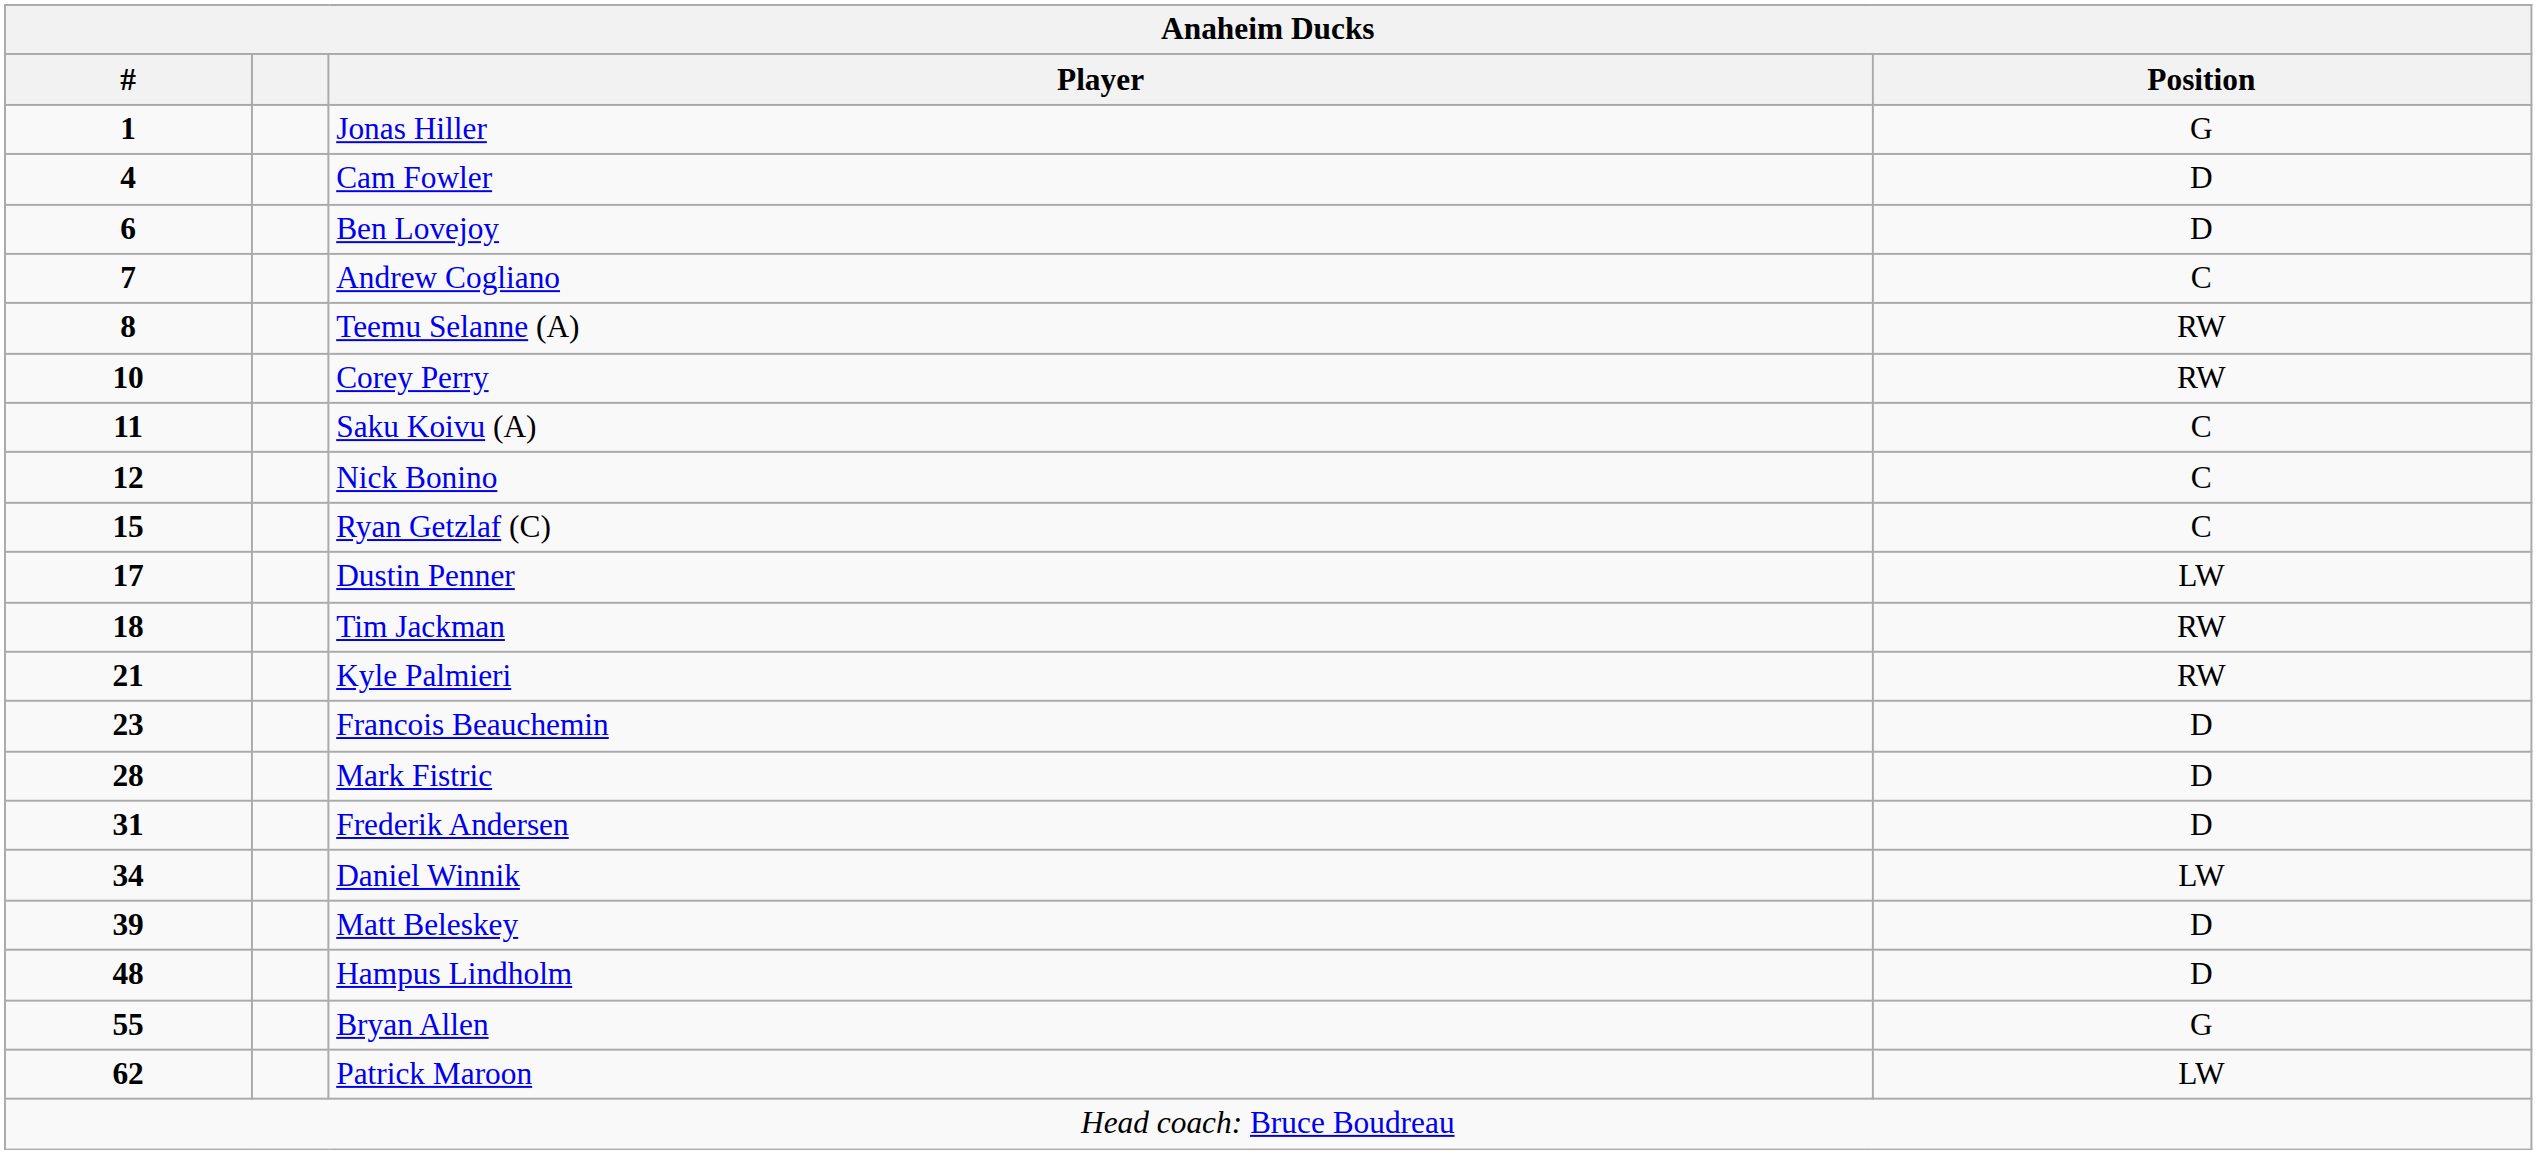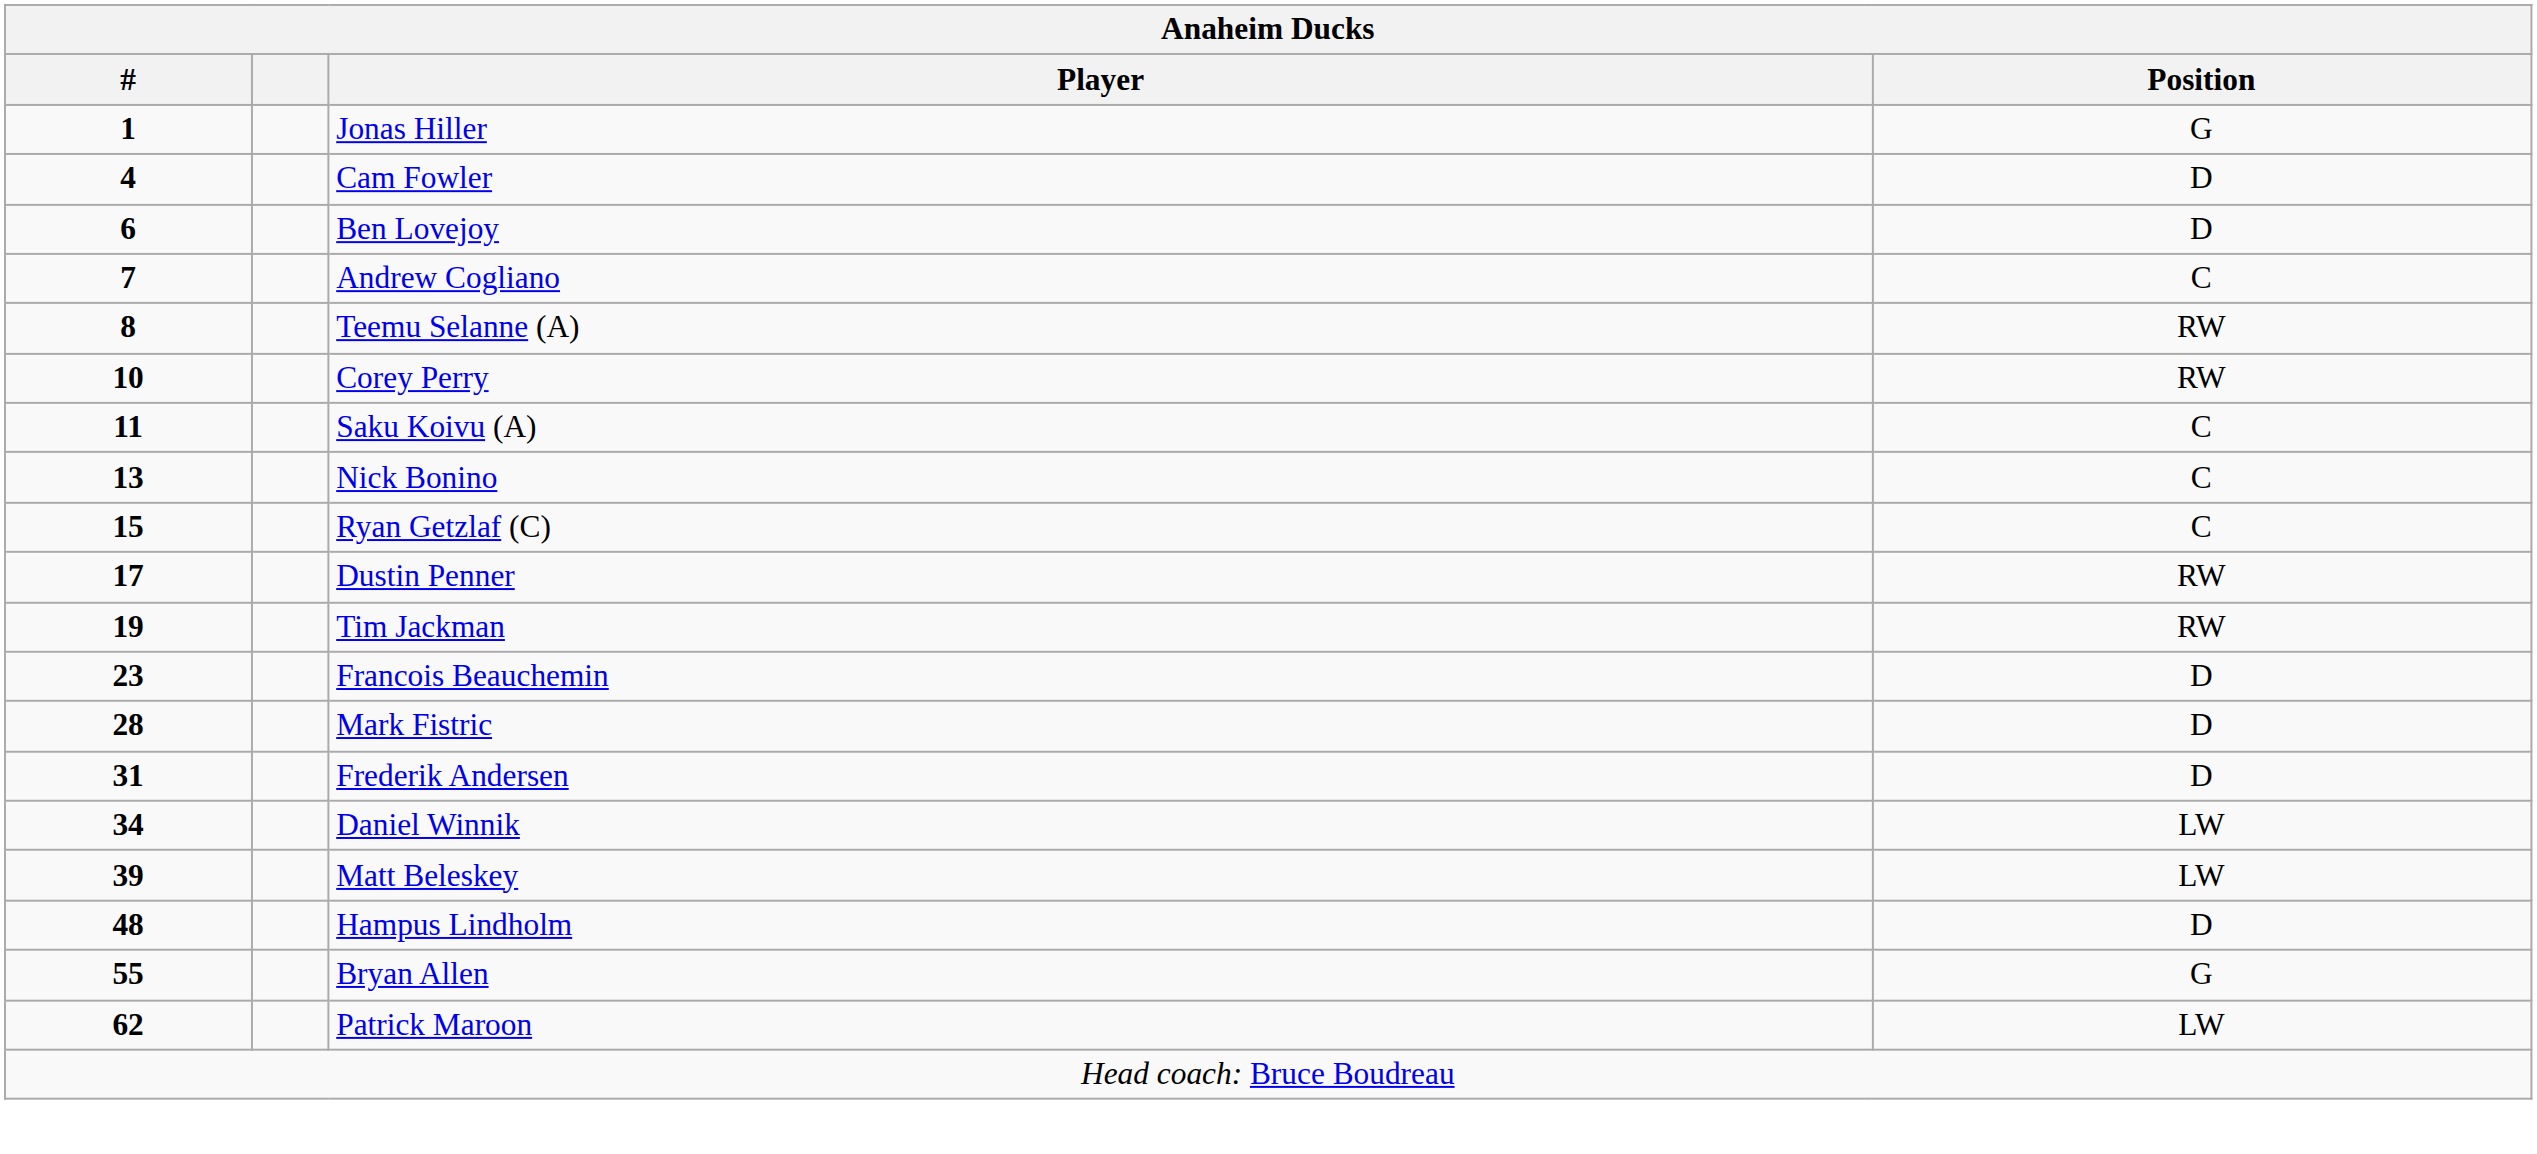(128, 476) 12 -> (128, 476) 13
(2201, 576) LW -> (2201, 576) RW
(128, 626) 18 -> (128, 626) 19
- row: (424, 675)
(2201, 924) D -> (2201, 874) LW
